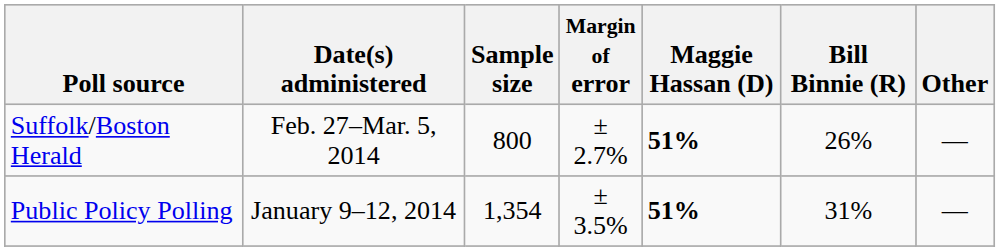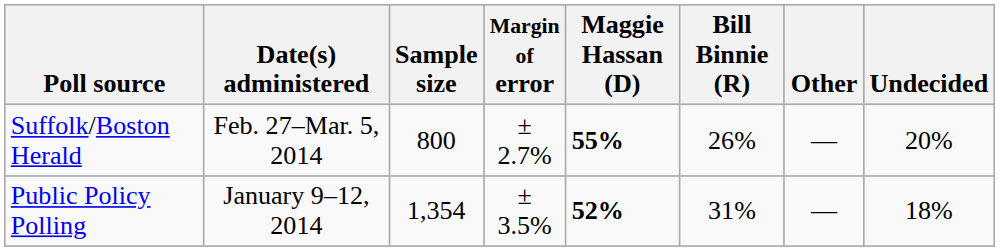+ column: (929, 83)
(674, 139) 51% -> (598, 139) 55%
(674, 210) 51% -> (598, 210) 52%
